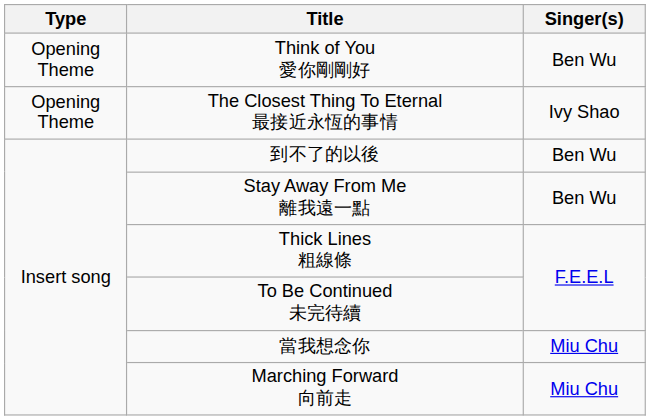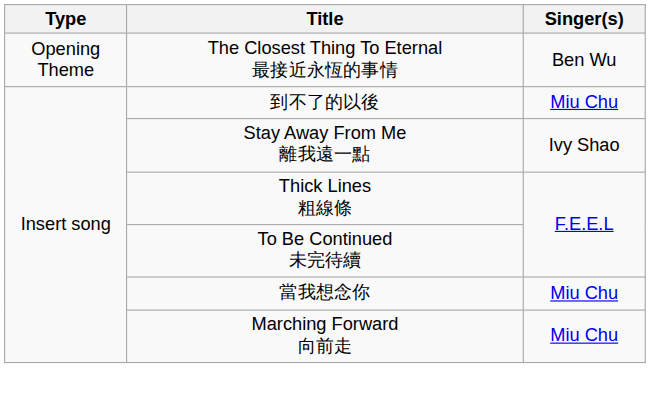- row: (325, 58)
(584, 112) Ivy Shao -> (584, 59) Ben Wu
(584, 155) Ben Wu -> (584, 102) Miu Chu
(584, 197) Ben Wu -> (584, 145) Ivy Shao
